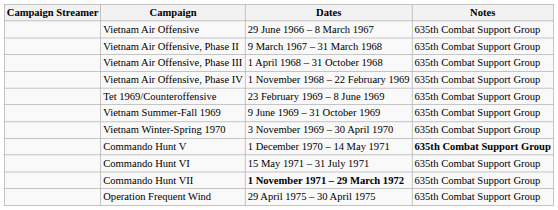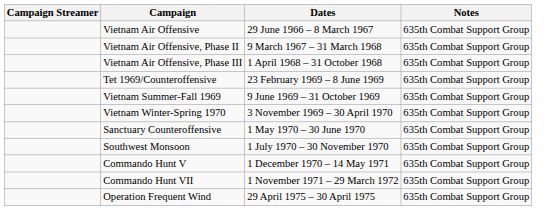- row: (173, 79)
+ row: (162, 130)
+ row: (147, 146)
(483, 146) bold -> (466, 163) normal
- row: (147, 163)
(326, 180) bold -> (323, 180) normal
